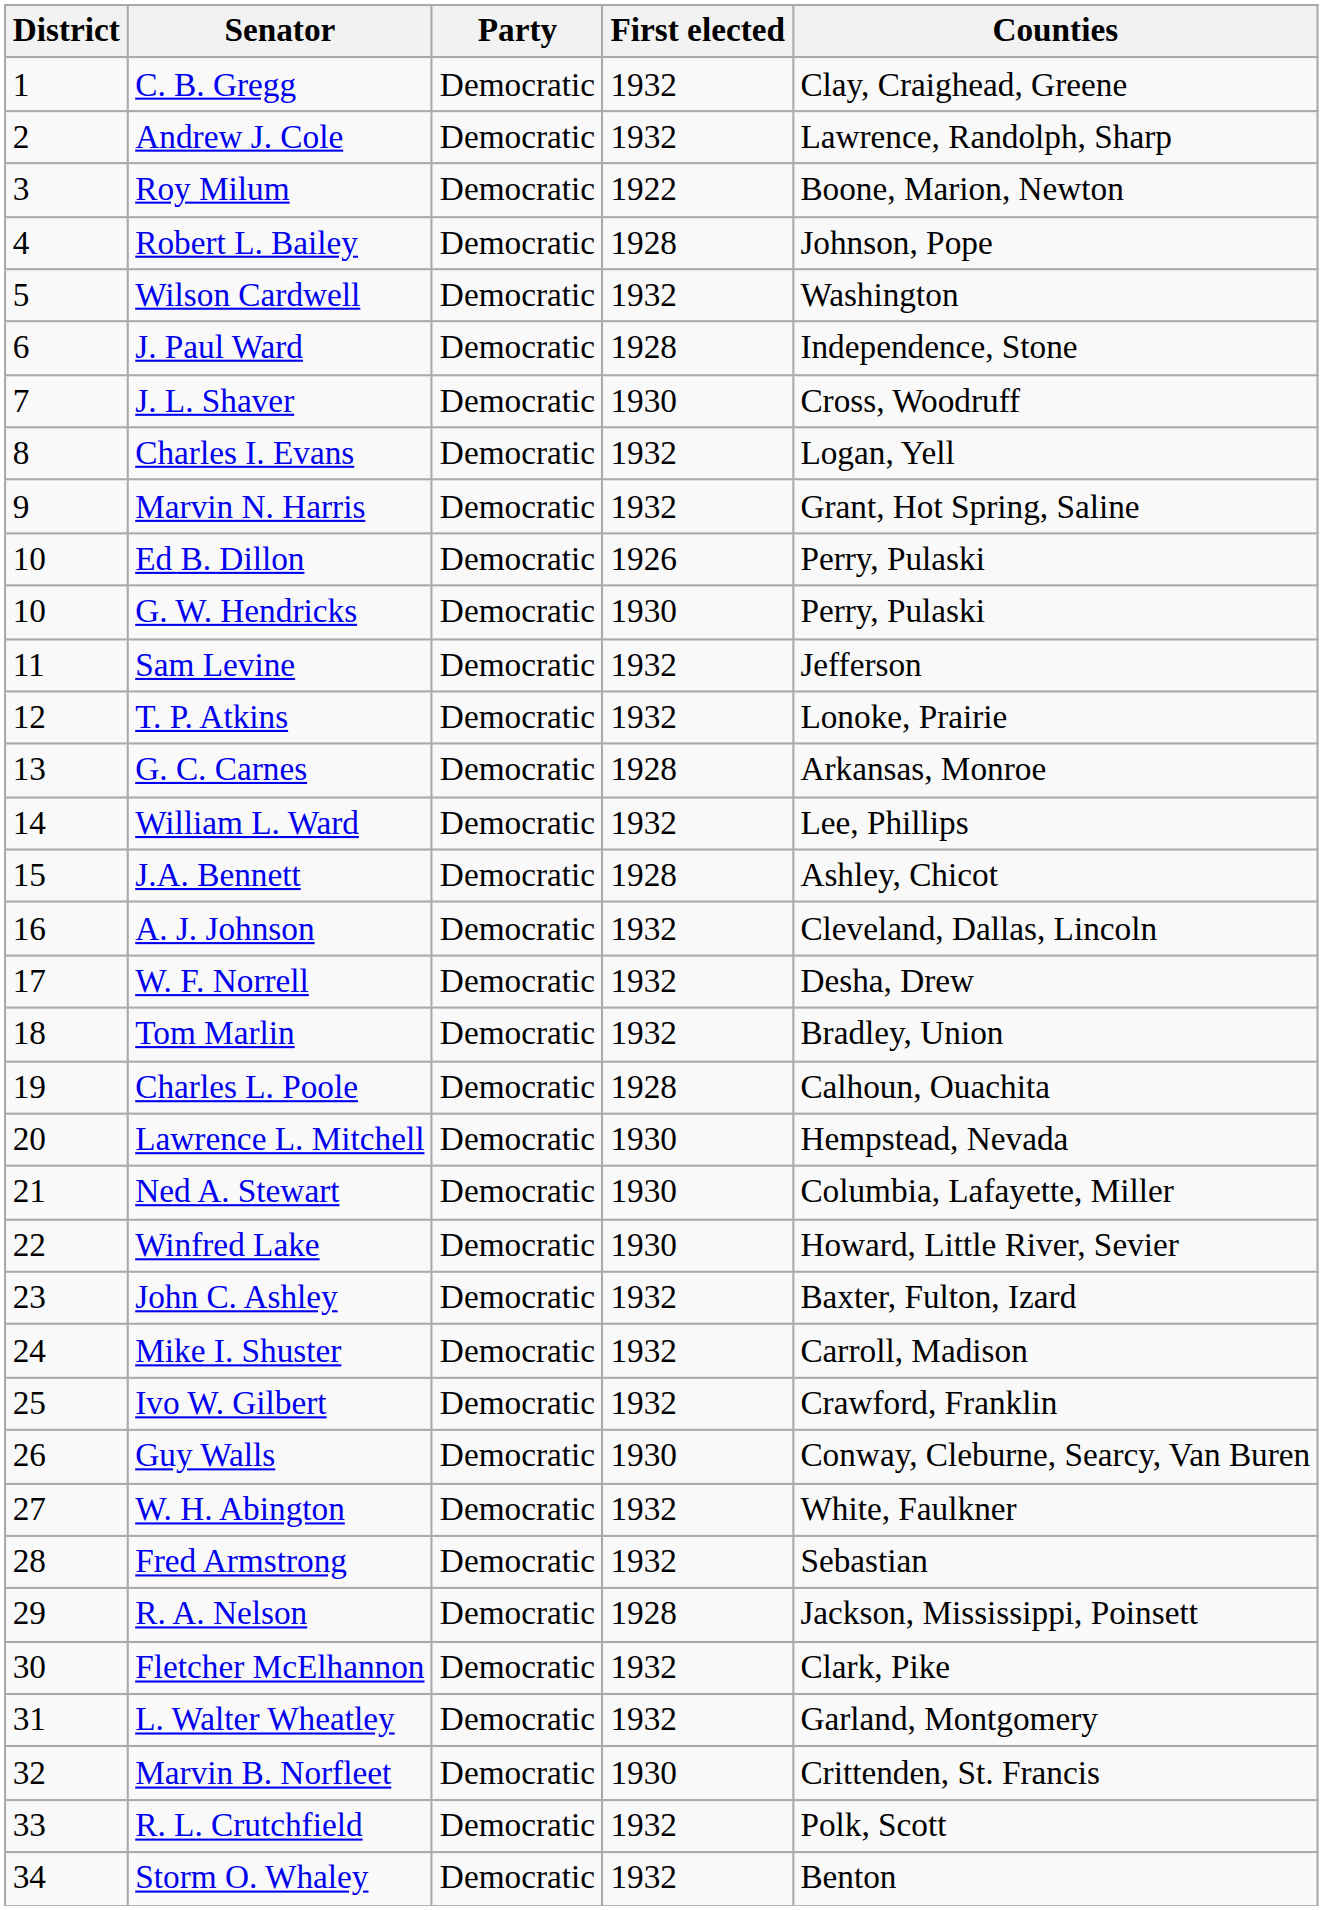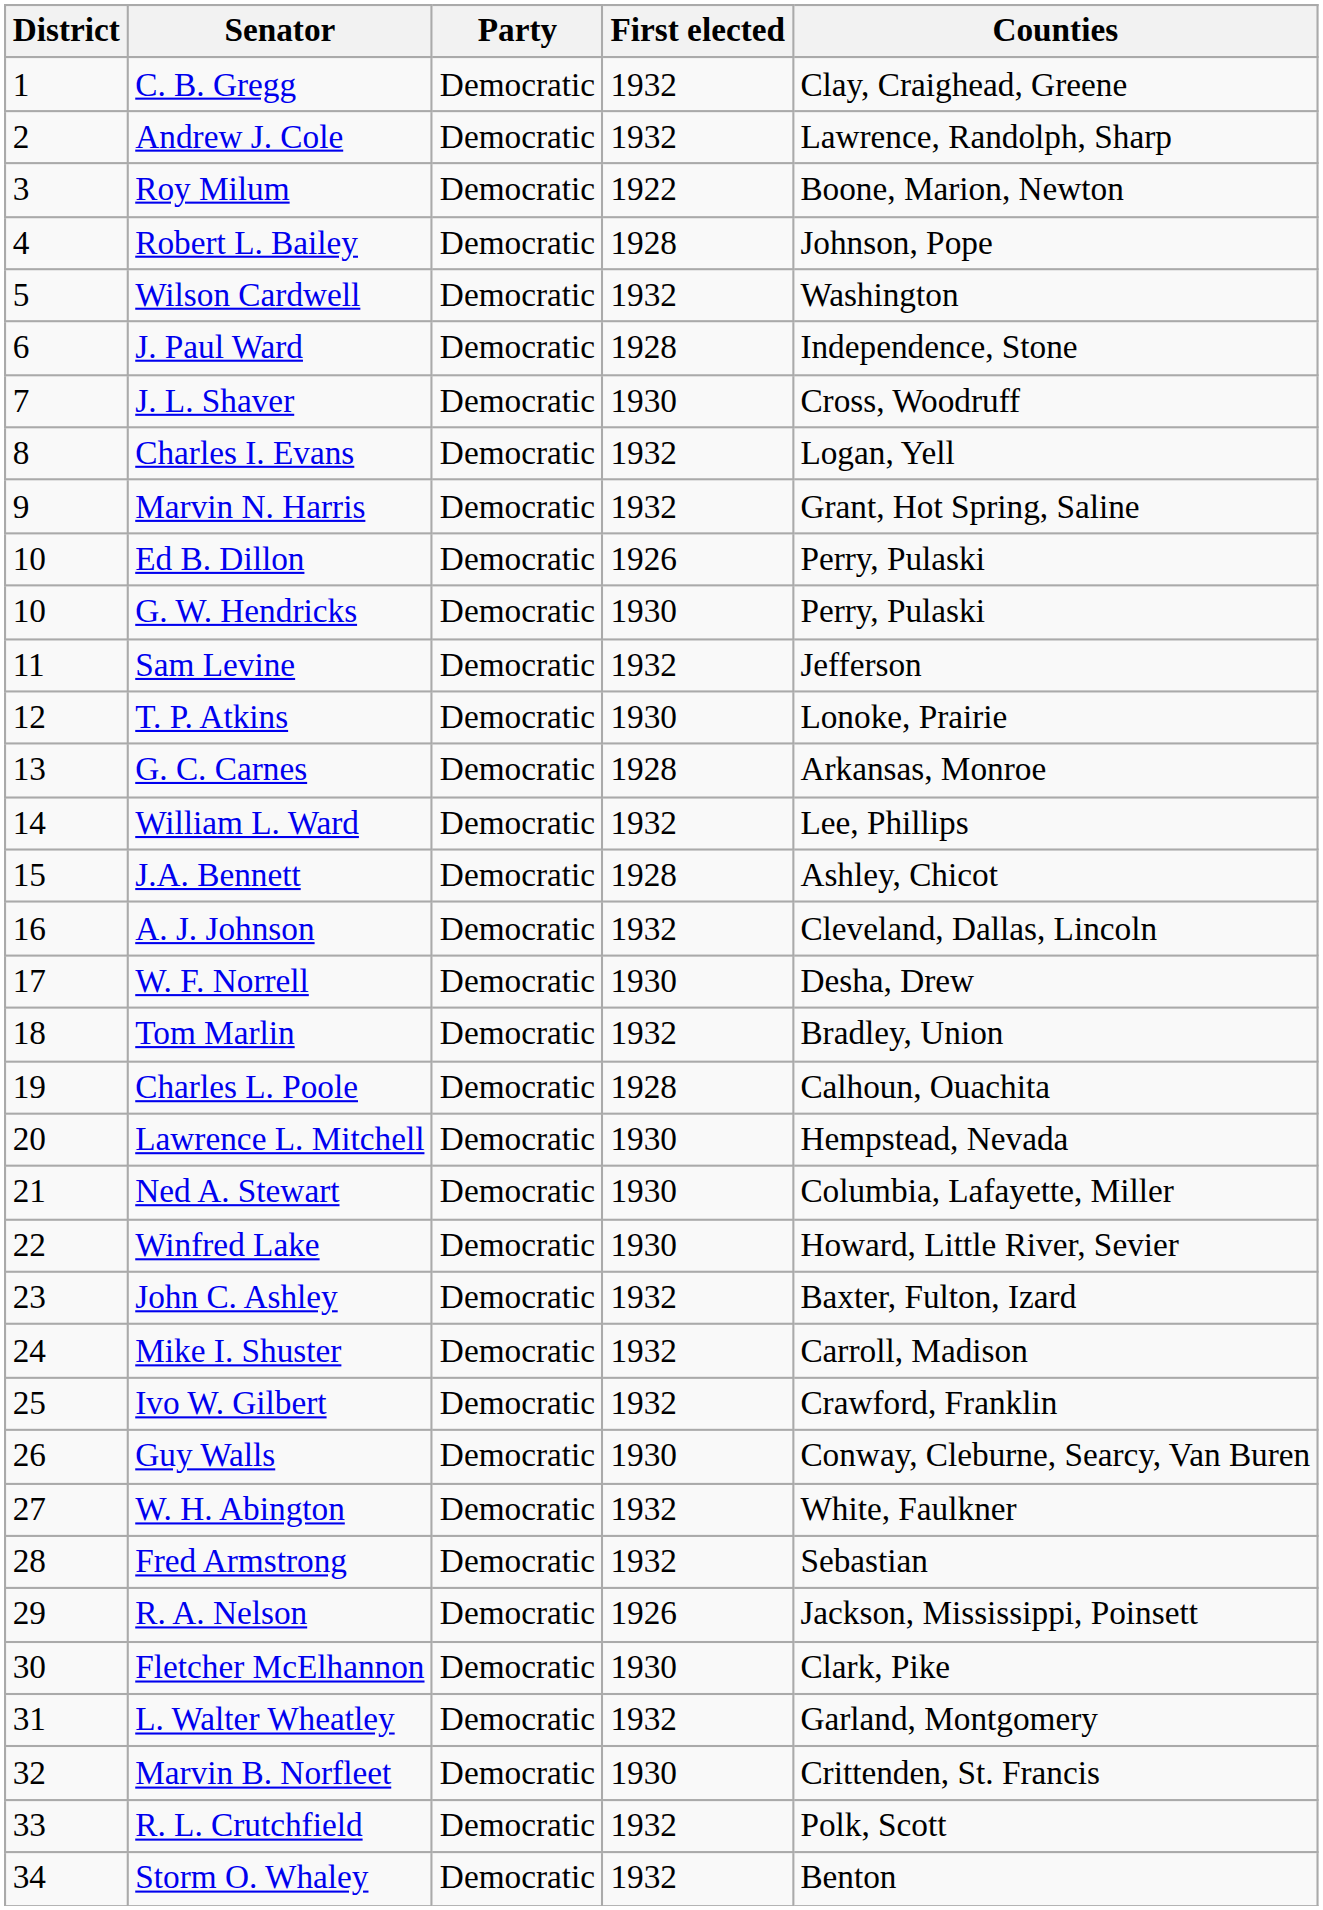(644, 717) 1932 -> (644, 717) 1930
(644, 980) 1932 -> (644, 980) 1930
(644, 1614) 1928 -> (644, 1614) 1926
(644, 1667) 1932 -> (644, 1667) 1930
